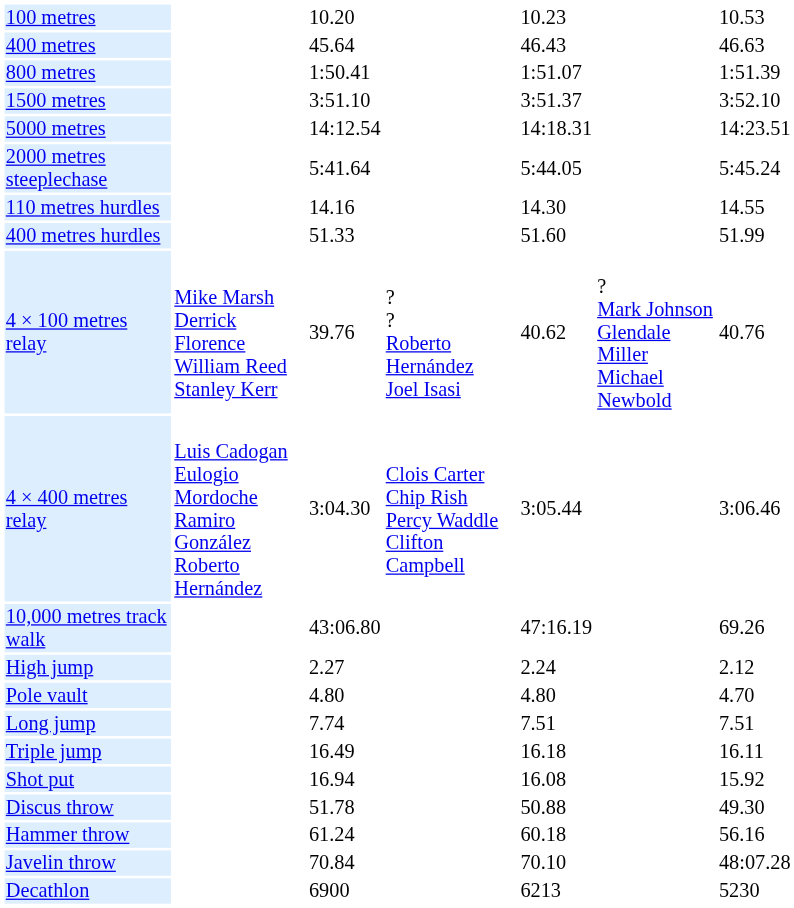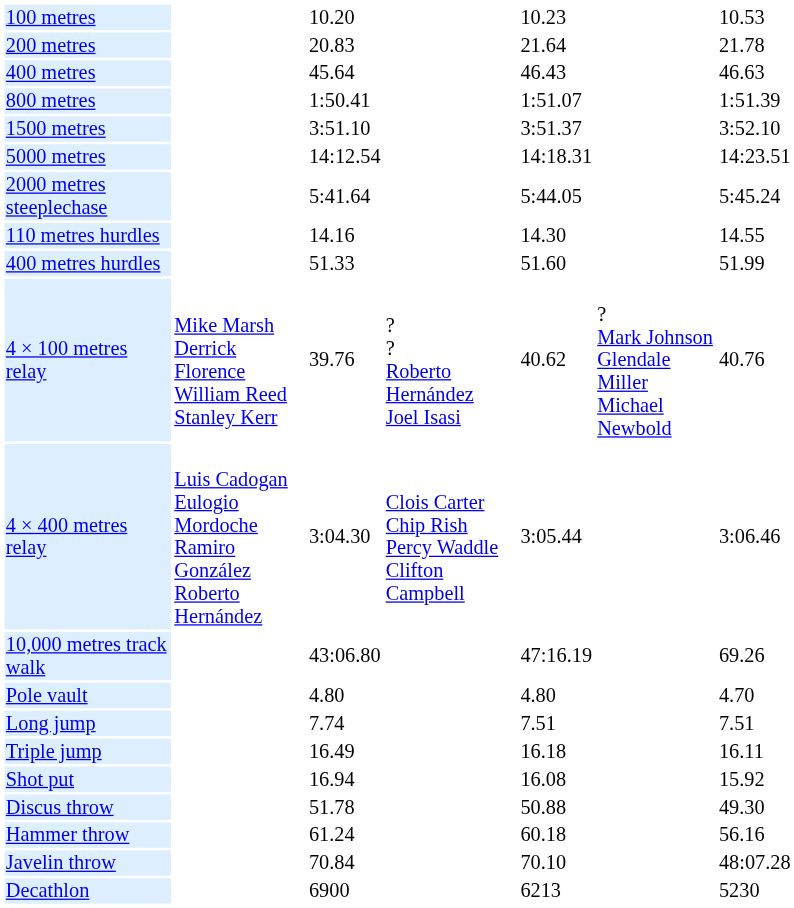+ row: (51, 45)
- row: (50, 667)
